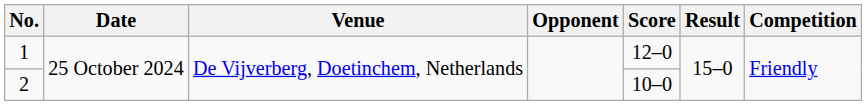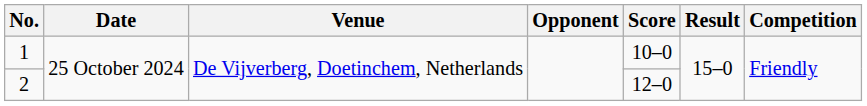(652, 52) 12–0 -> (652, 52) 10–0
(652, 84) 10–0 -> (652, 84) 12–0
